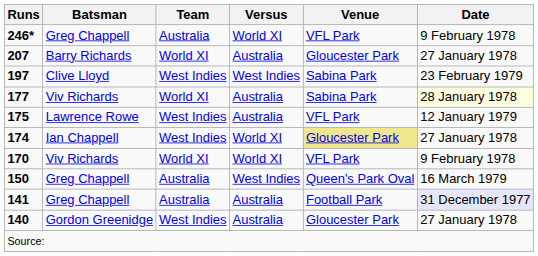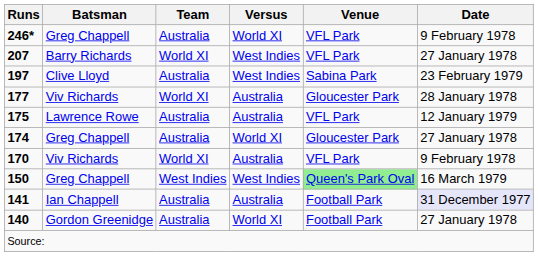(258, 55) Australia -> (266, 55) West Indies
(352, 55) Gloucester Park -> (333, 55) VFL Park
(193, 76) West Indies -> (184, 76) Australia
(341, 96) Sabina Park -> (352, 96) Gloucester Park
(469, 96) lightyellow background -> (469, 96) no background
(193, 117) West Indies -> (184, 117) Australia
(82, 138) Ian Chappell -> (88, 138) Greg Chappell
(193, 138) West Indies -> (184, 138) Australia
(352, 138) khaki background -> (352, 138) no background
(257, 158) World XI -> (258, 158) Australia
(184, 179) Australia -> (193, 179) West Indies
(360, 179) no background -> (360, 179) lightgreen background
(88, 199) Greg Chappell -> (82, 199) Ian Chappell
(193, 220) West Indies -> (184, 220) Australia
(258, 220) Australia -> (257, 220) World XI
(352, 220) Gloucester Park -> (344, 220) Football Park
